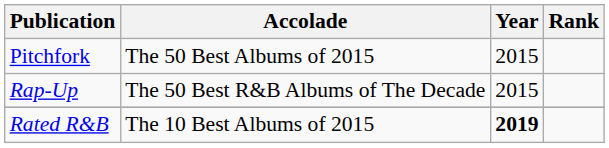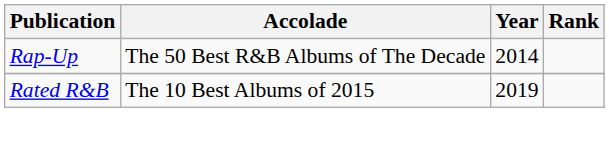- row: (50, 55)
(517, 90) 2015 -> (517, 55) 2014
(517, 124) bold -> (517, 90) normal
